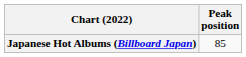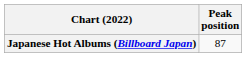(220, 43) 85 -> (220, 43) 87
